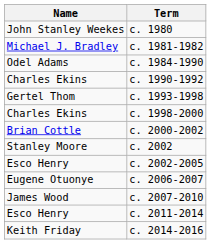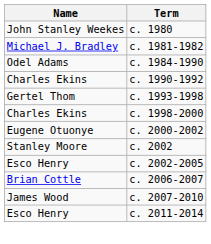(44, 130) Brian Cottle -> (50, 130) Eugene Otuonye
(50, 180) Eugene Otuonye -> (44, 180) Brian Cottle
- row: (166, 230)
